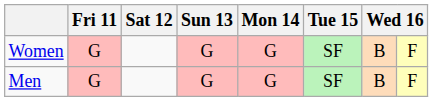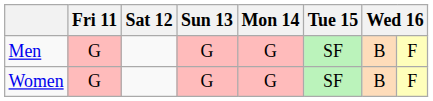rows swapped: (25, 81) <-> (36, 51)
